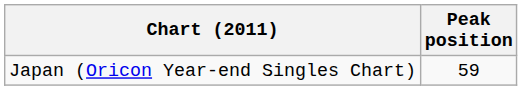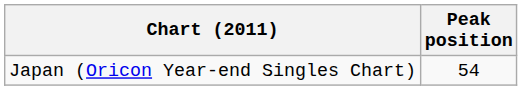(469, 71) 59 -> (469, 71) 54
